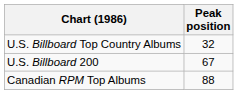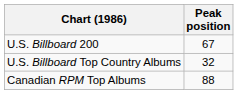rows swapped: (94, 44) <-> (53, 62)
